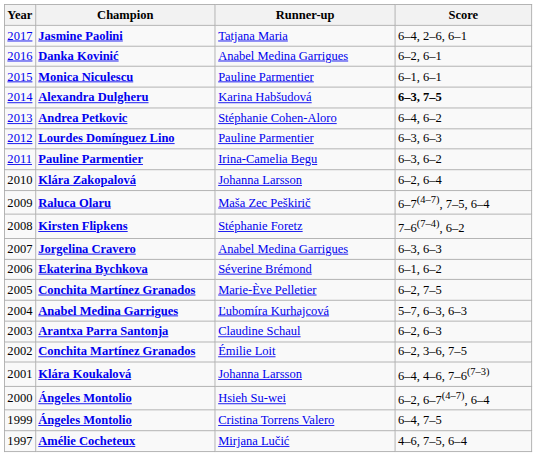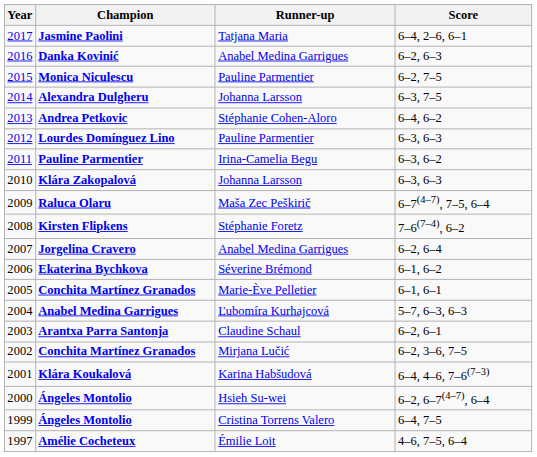(420, 56) 6–2, 6–1 -> (420, 56) 6–2, 6–3
(420, 77) 6–1, 6–1 -> (420, 77) 6–2, 7–5
(265, 97) Karina Habšudová -> (260, 97) Johanna Larsson
(420, 97) bold -> (420, 97) normal
(420, 180) 6–2, 6–4 -> (420, 180) 6–3, 6–3
(420, 249) 6–3, 6–3 -> (420, 249) 6–2, 6–4
(420, 290) 6–2, 7–5 -> (420, 290) 6–1, 6–1
(420, 331) 6–2, 6–3 -> (420, 331) 6–2, 6–1
(247, 352) Émilie Loit -> (254, 352) Mirjana Lučić
(260, 374) Johanna Larsson -> (265, 374) Karina Habšudová
(254, 441) Mirjana Lučić -> (247, 441) Émilie Loit
